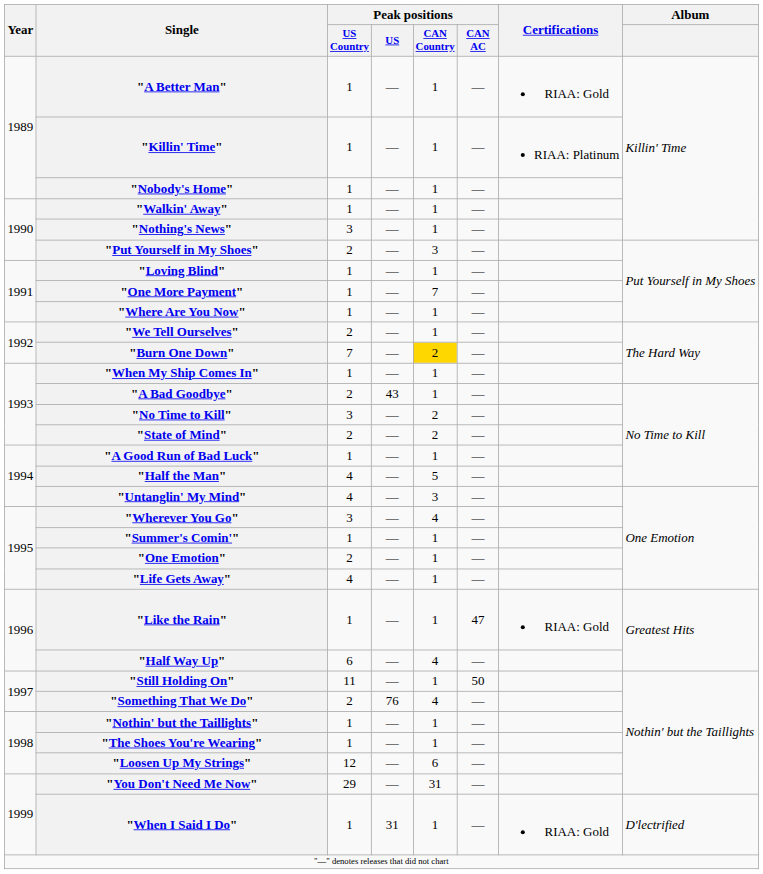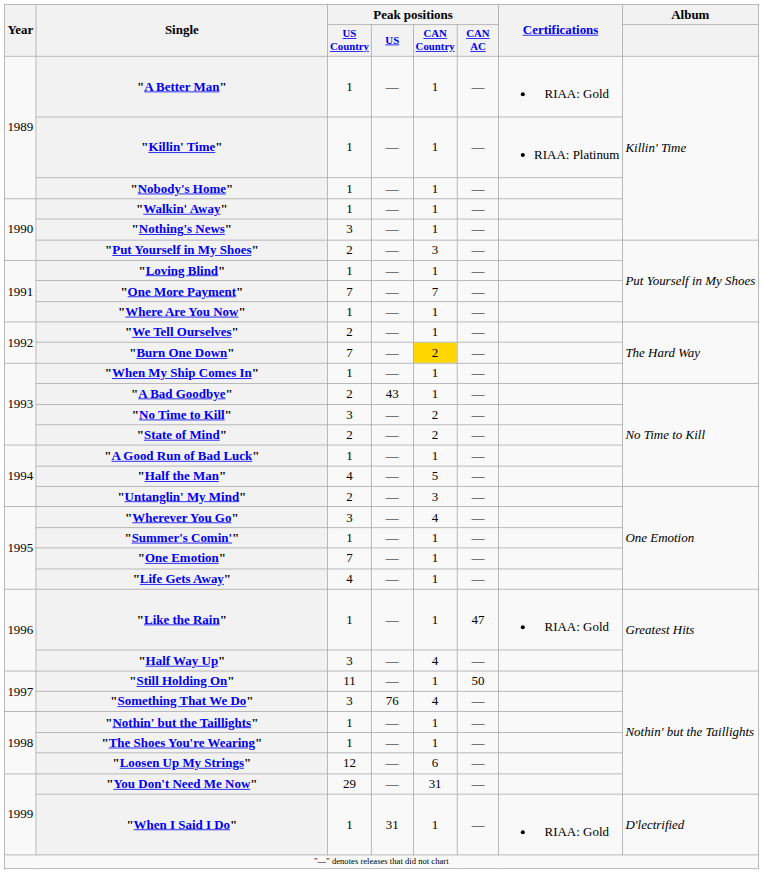(349, 291) 1 -> (349, 291) 7
(349, 496) 4 -> (349, 496) 2
(349, 558) 2 -> (349, 558) 7
(349, 660) 6 -> (349, 660) 3
(349, 701) 2 -> (349, 701) 3
